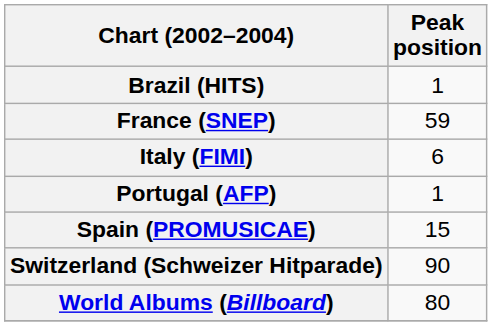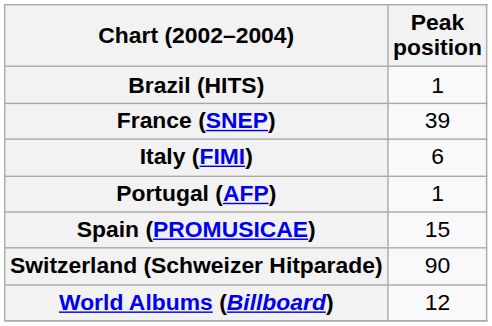(438, 120) 59 -> (438, 120) 39
(438, 302) 80 -> (438, 302) 12
